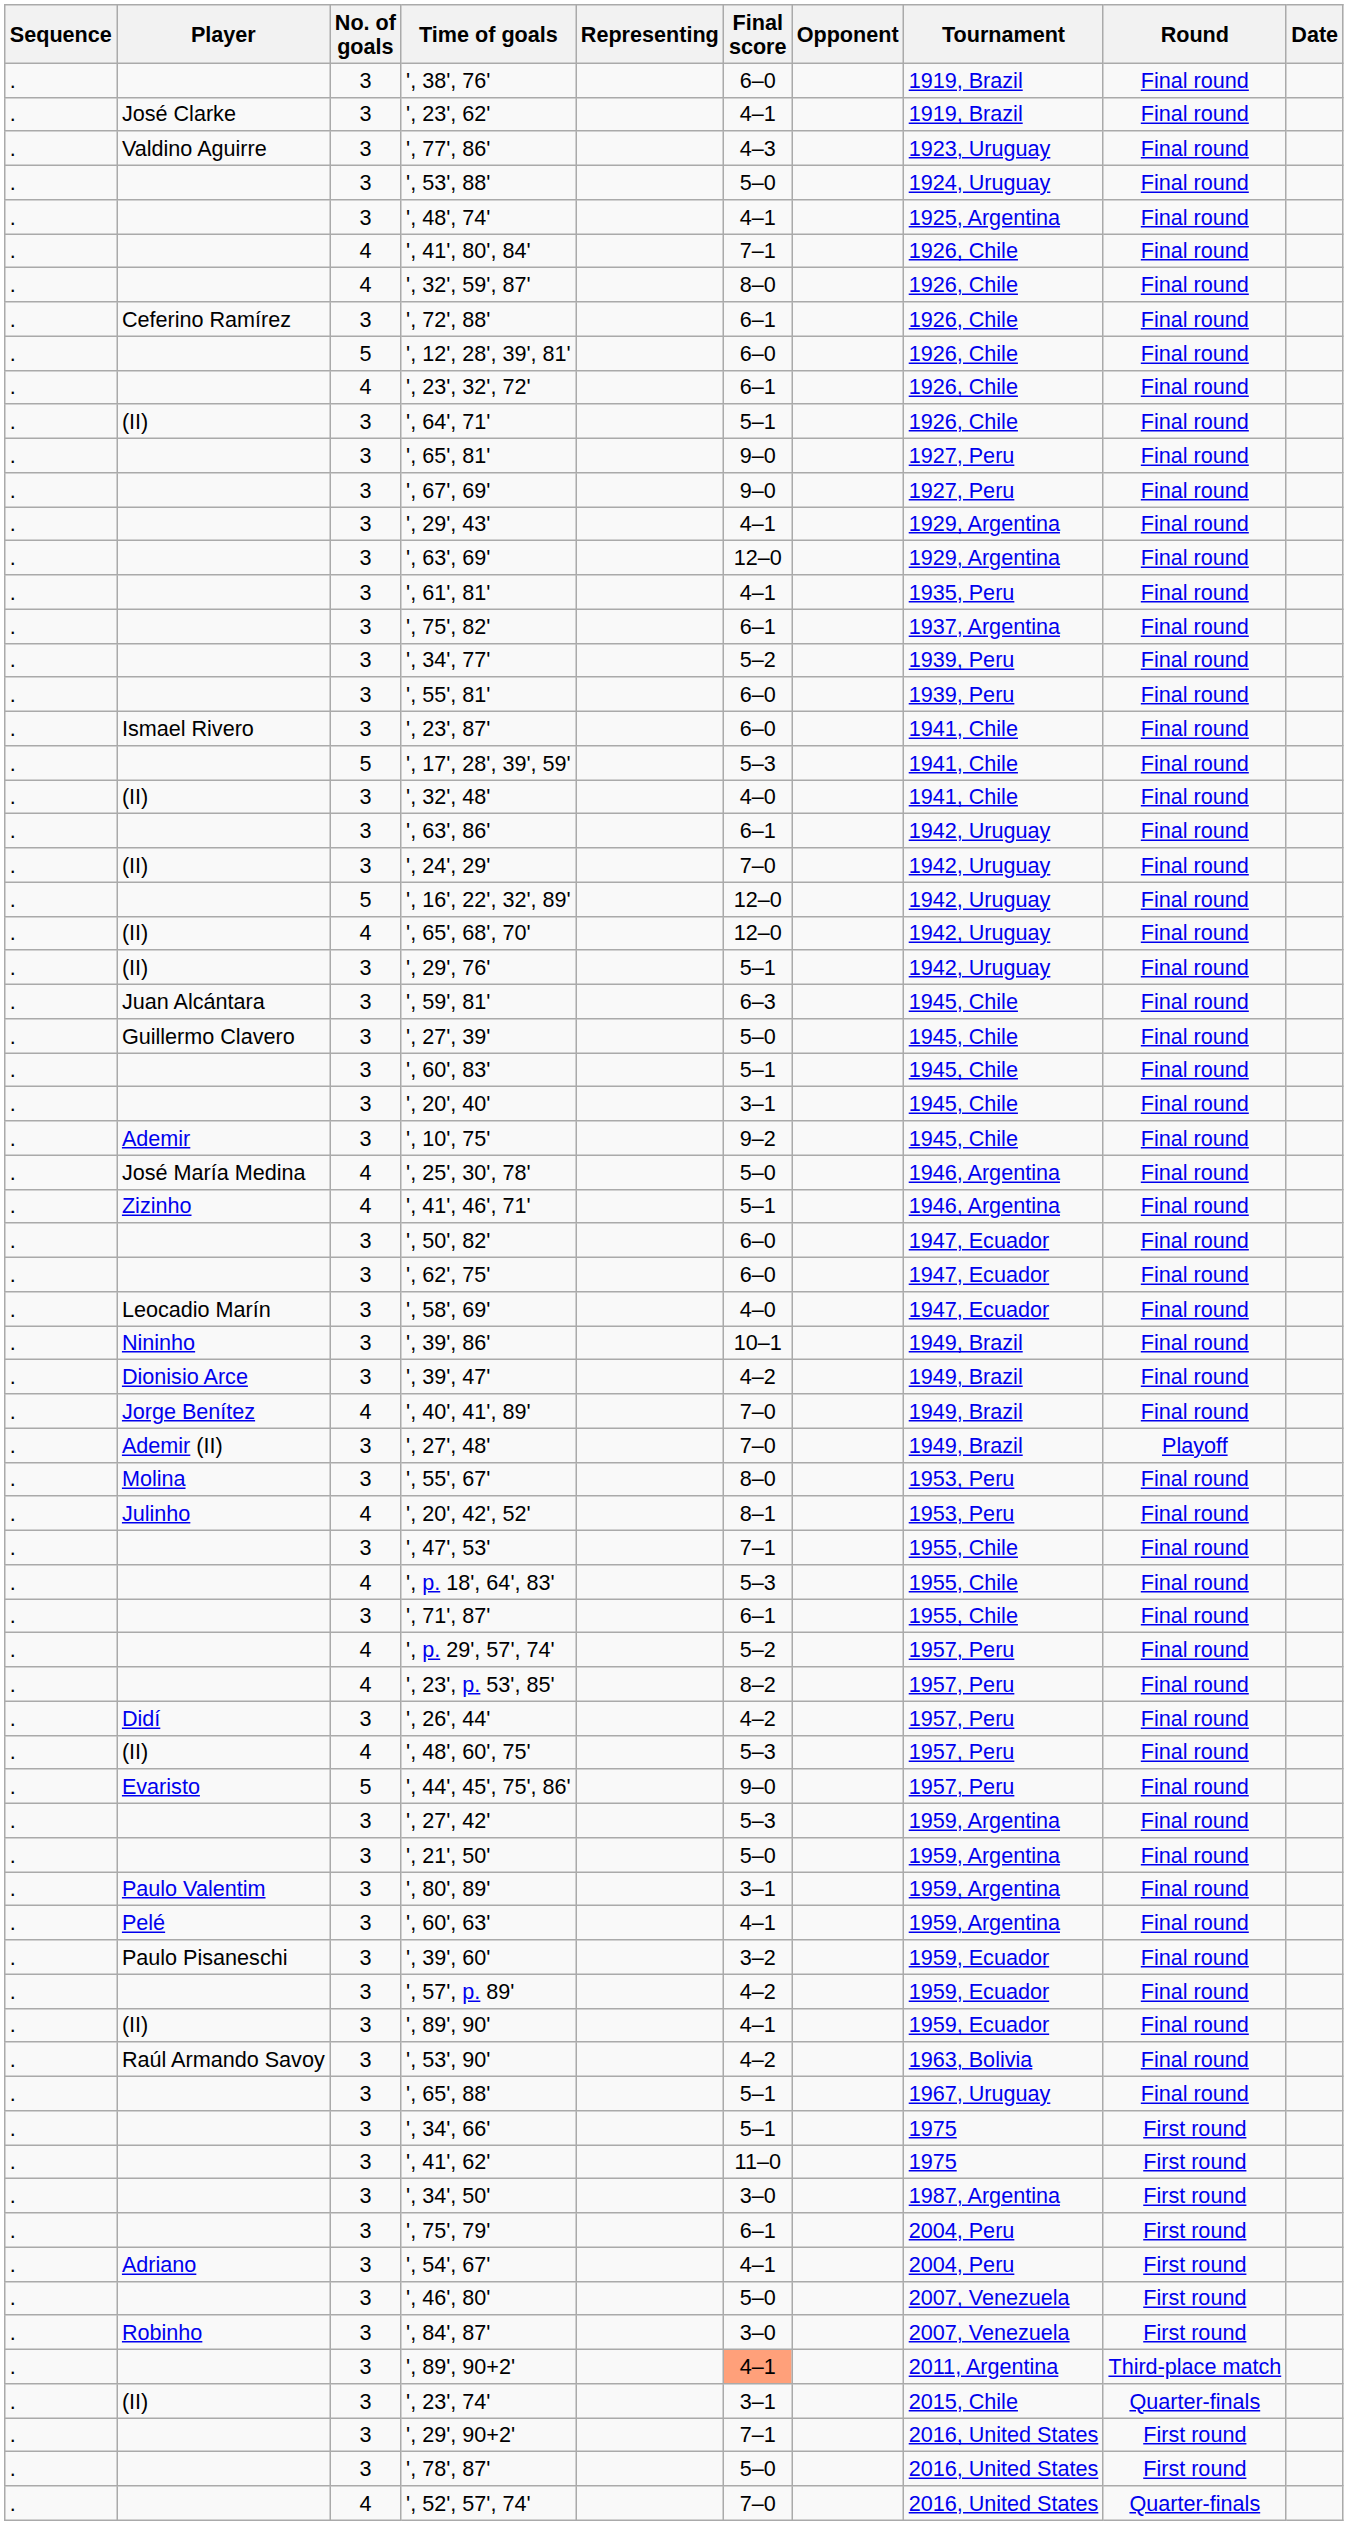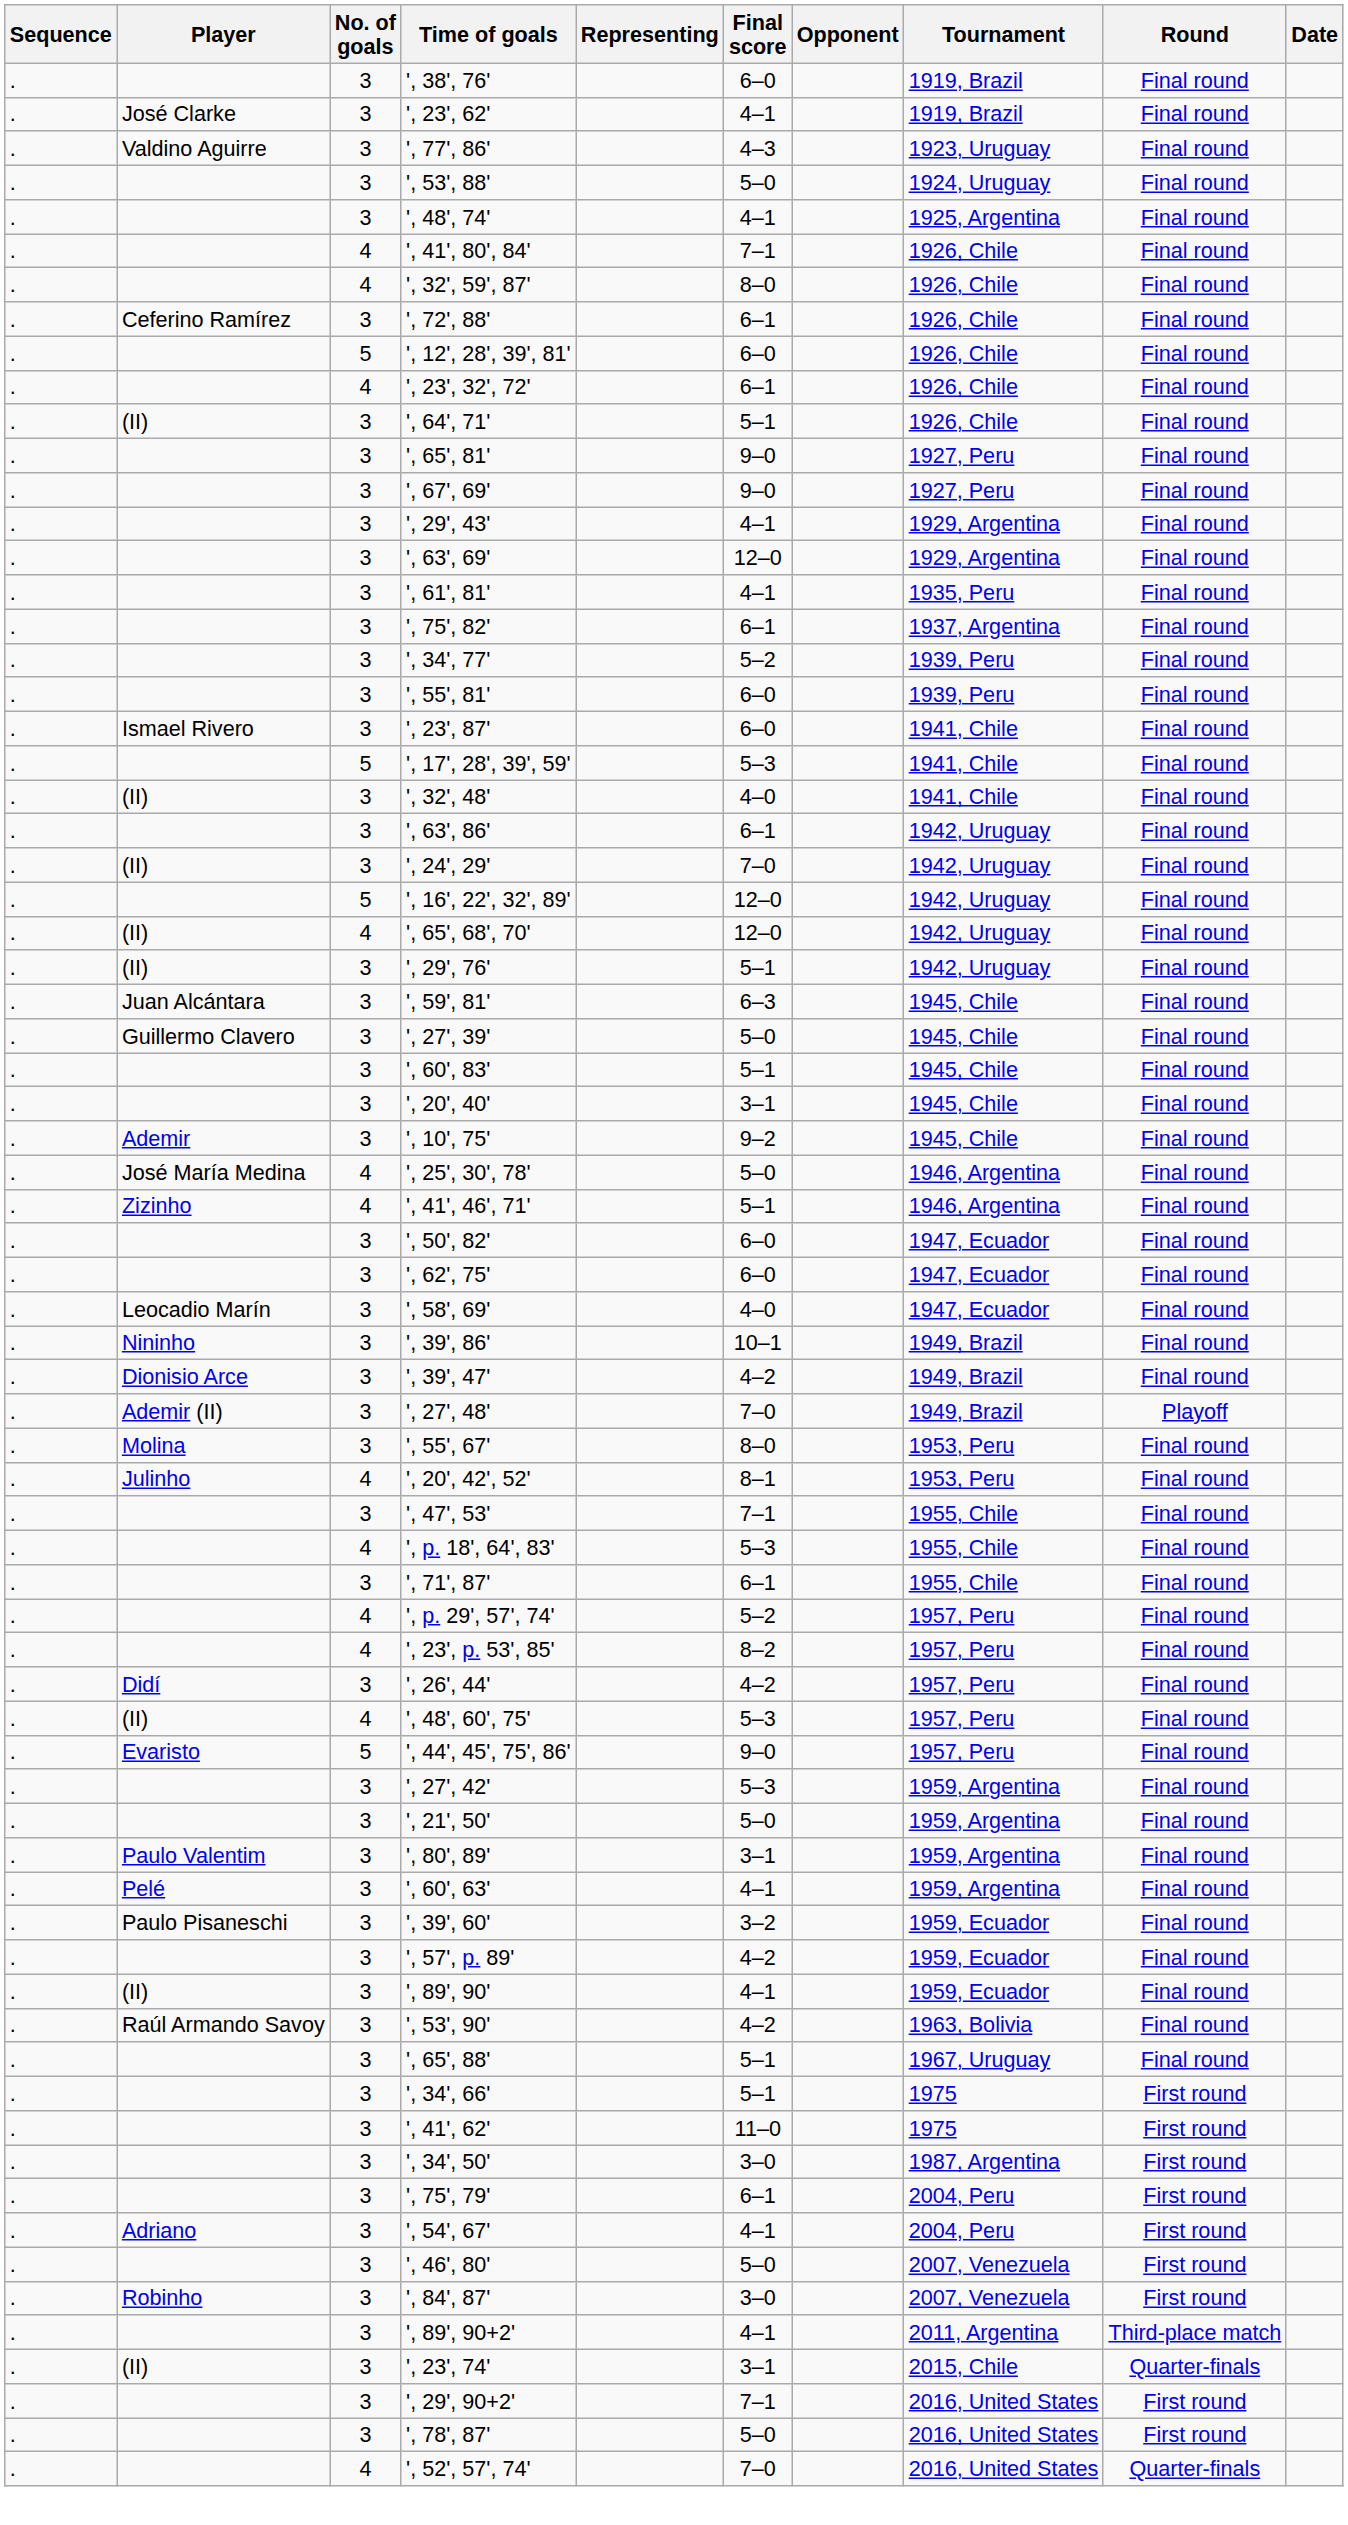- row: (468, 1411)
(758, 2367) lightsalmon background -> (758, 2333) no background
